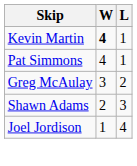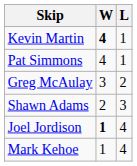(103, 127) normal -> (103, 127) bold
+ row: (43, 149)
